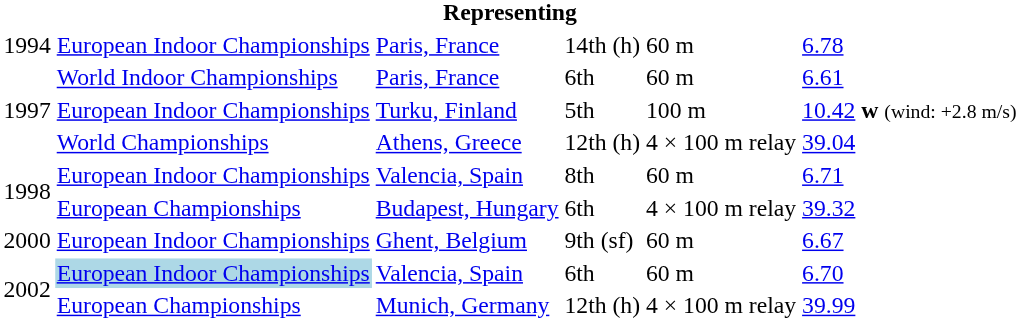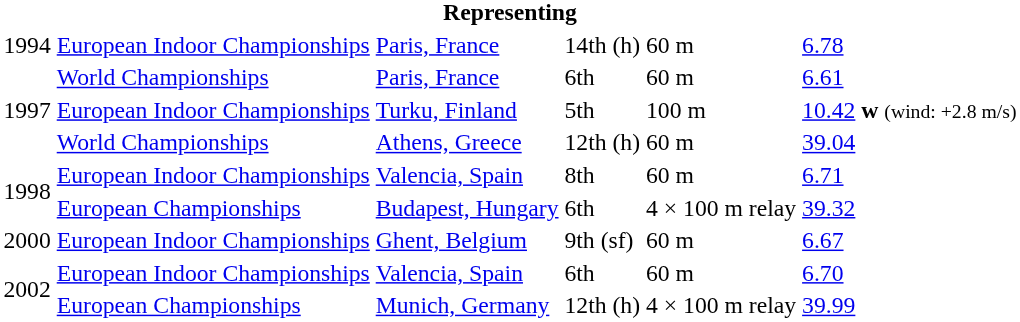(197, 77) World Indoor Championships -> (163, 77) World Championships
(721, 142) 4 × 100 m relay -> (670, 142) 60 m
(213, 273) lightblue background -> (213, 273) no background
